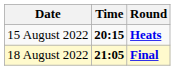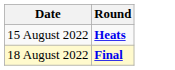- column: (109, 14)
